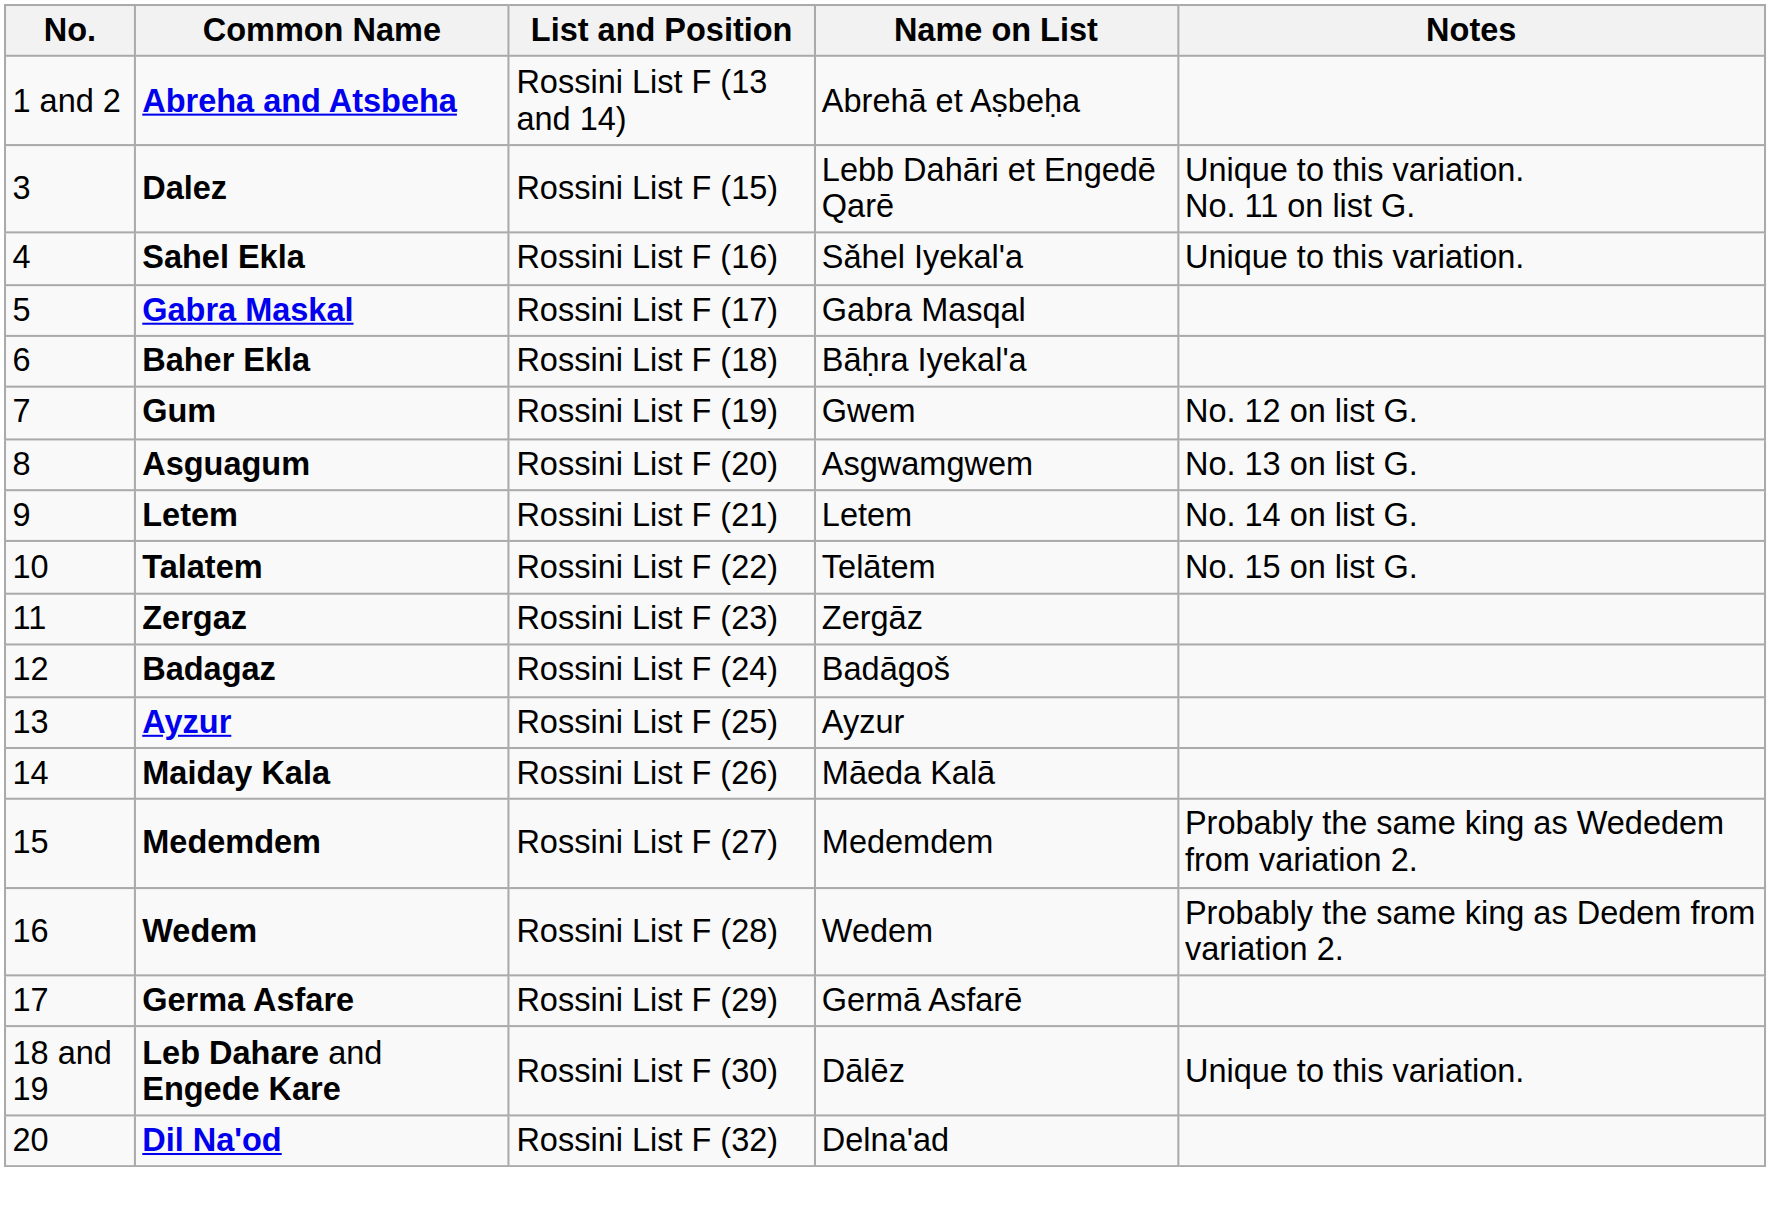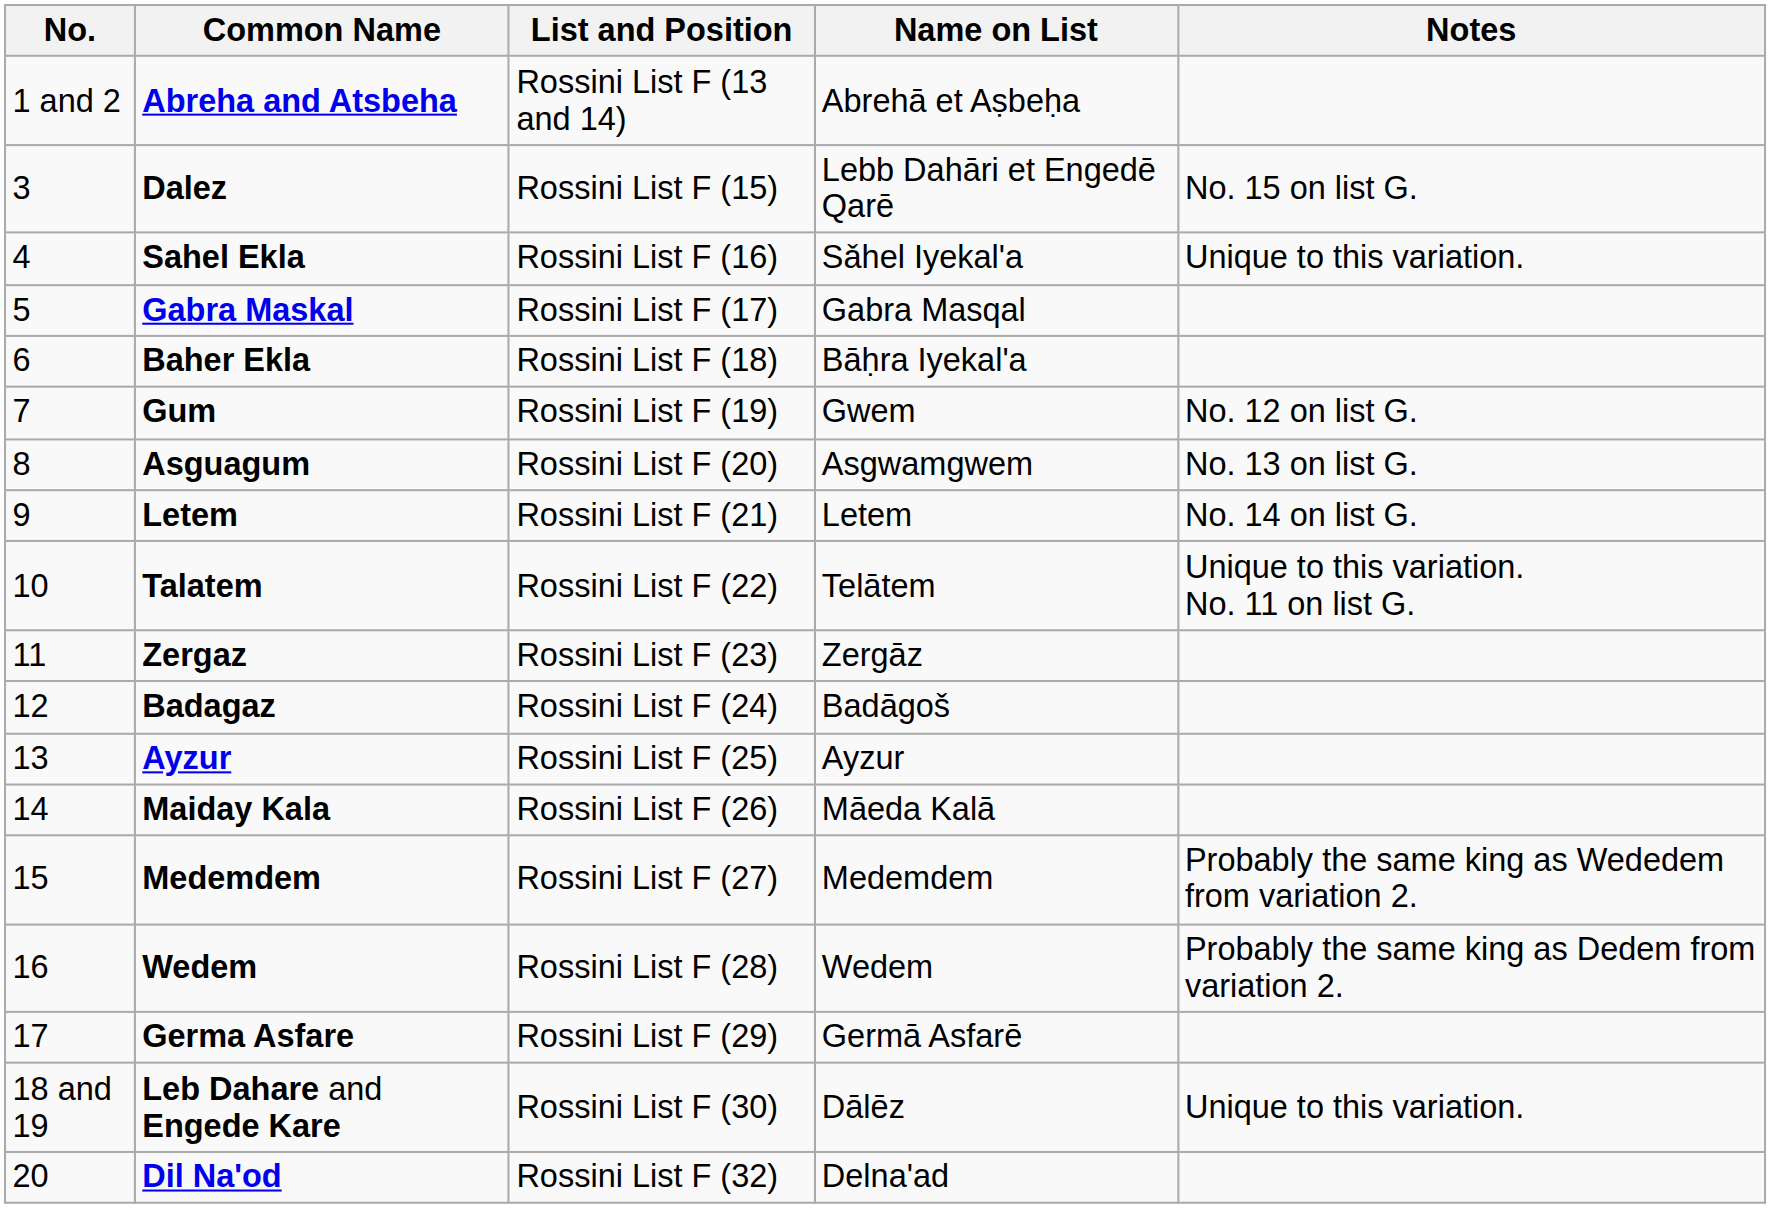(1355, 188) Unique to this variation. No. 11 on list G. -> (1301, 188) No. 15 on list G.
(1301, 566) No. 15 on list G. -> (1355, 585) Unique to this variation. No. 11 on list G.
